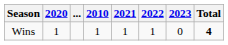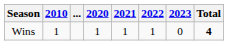columns swapped: (97, 13) <-> (56, 13)
